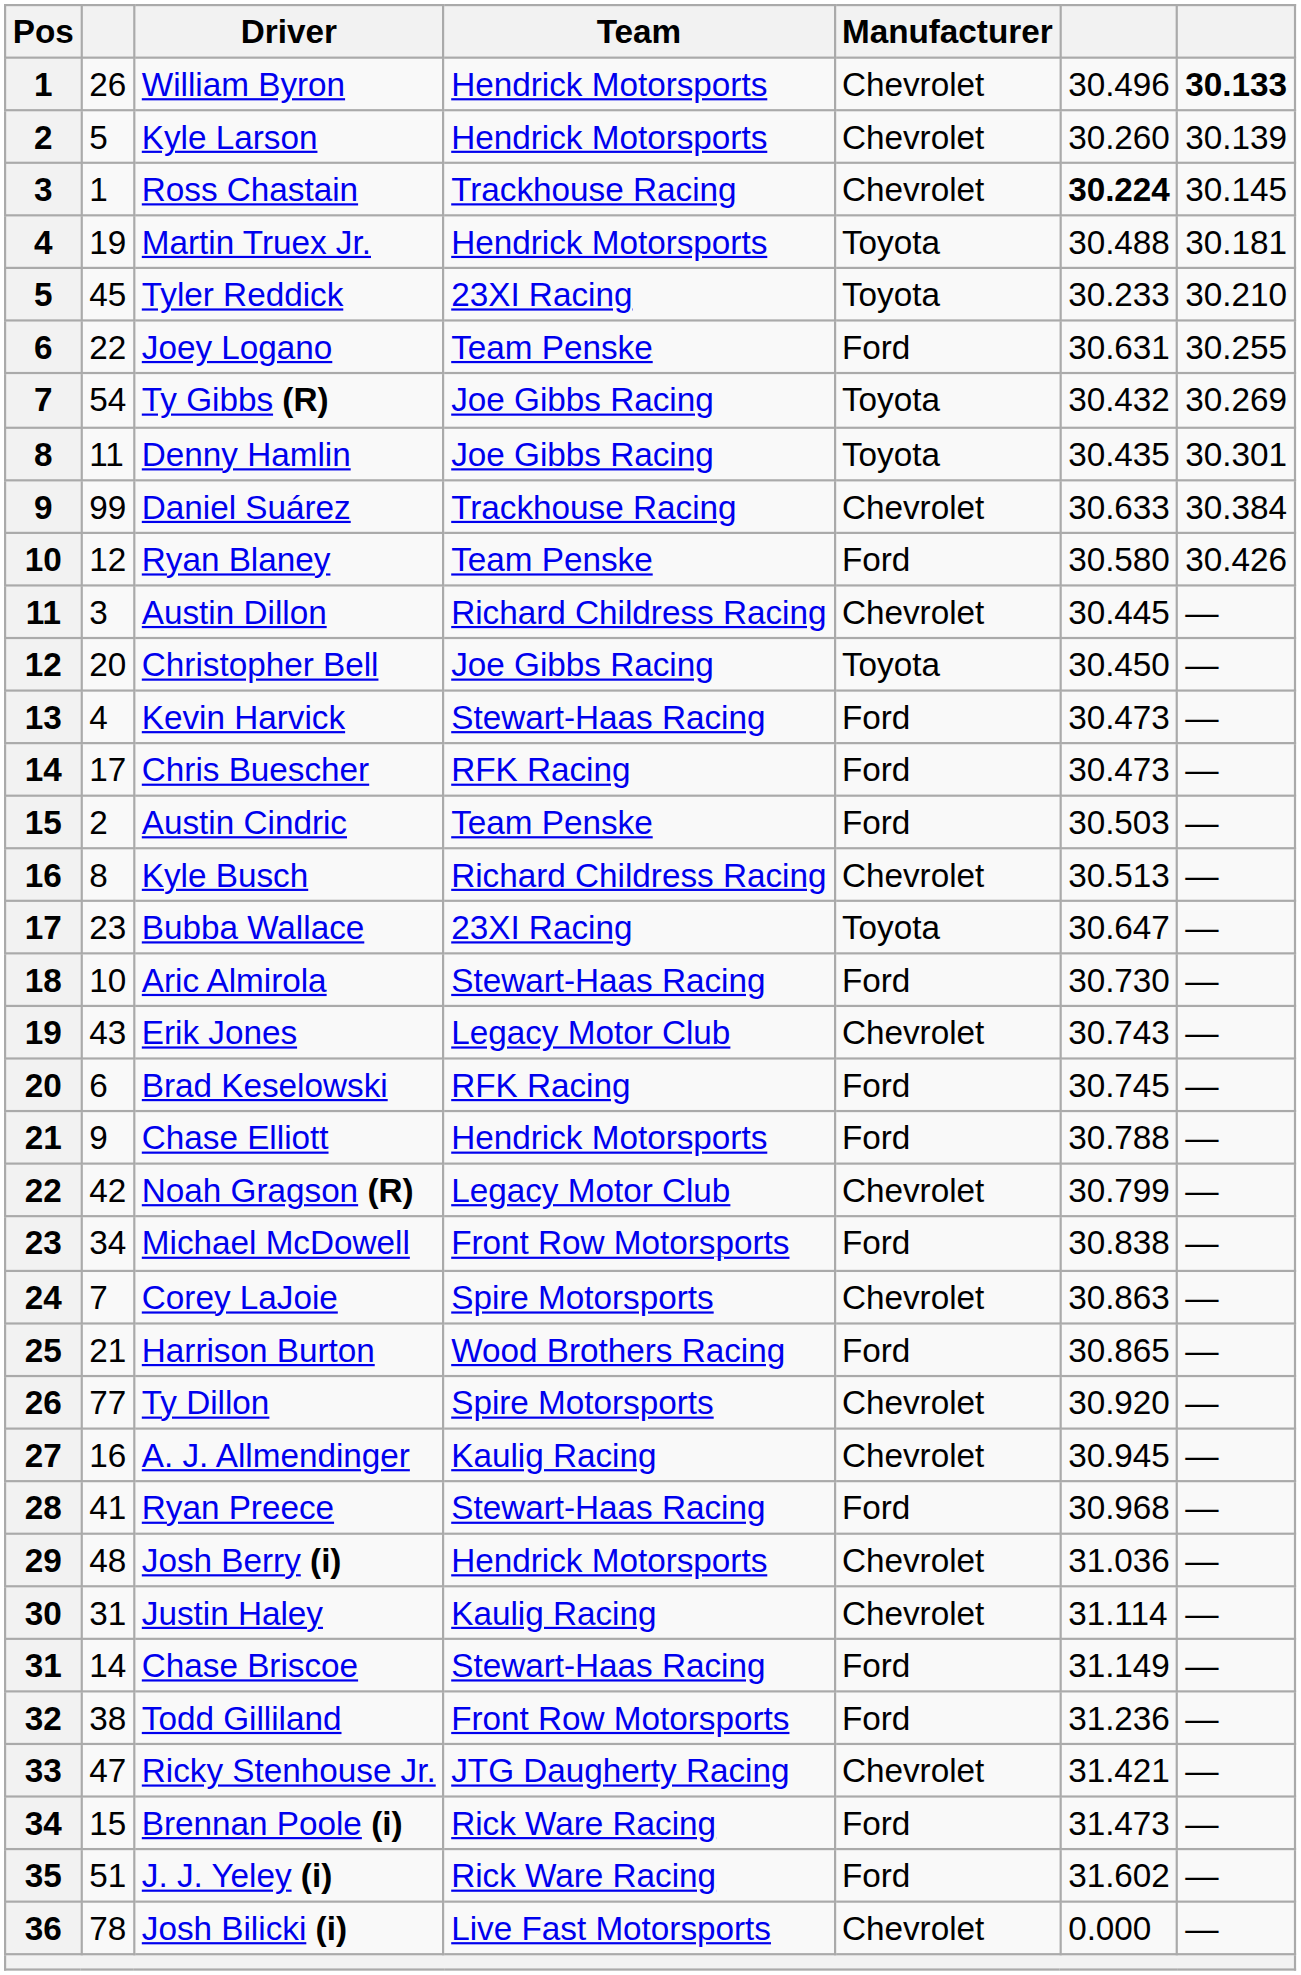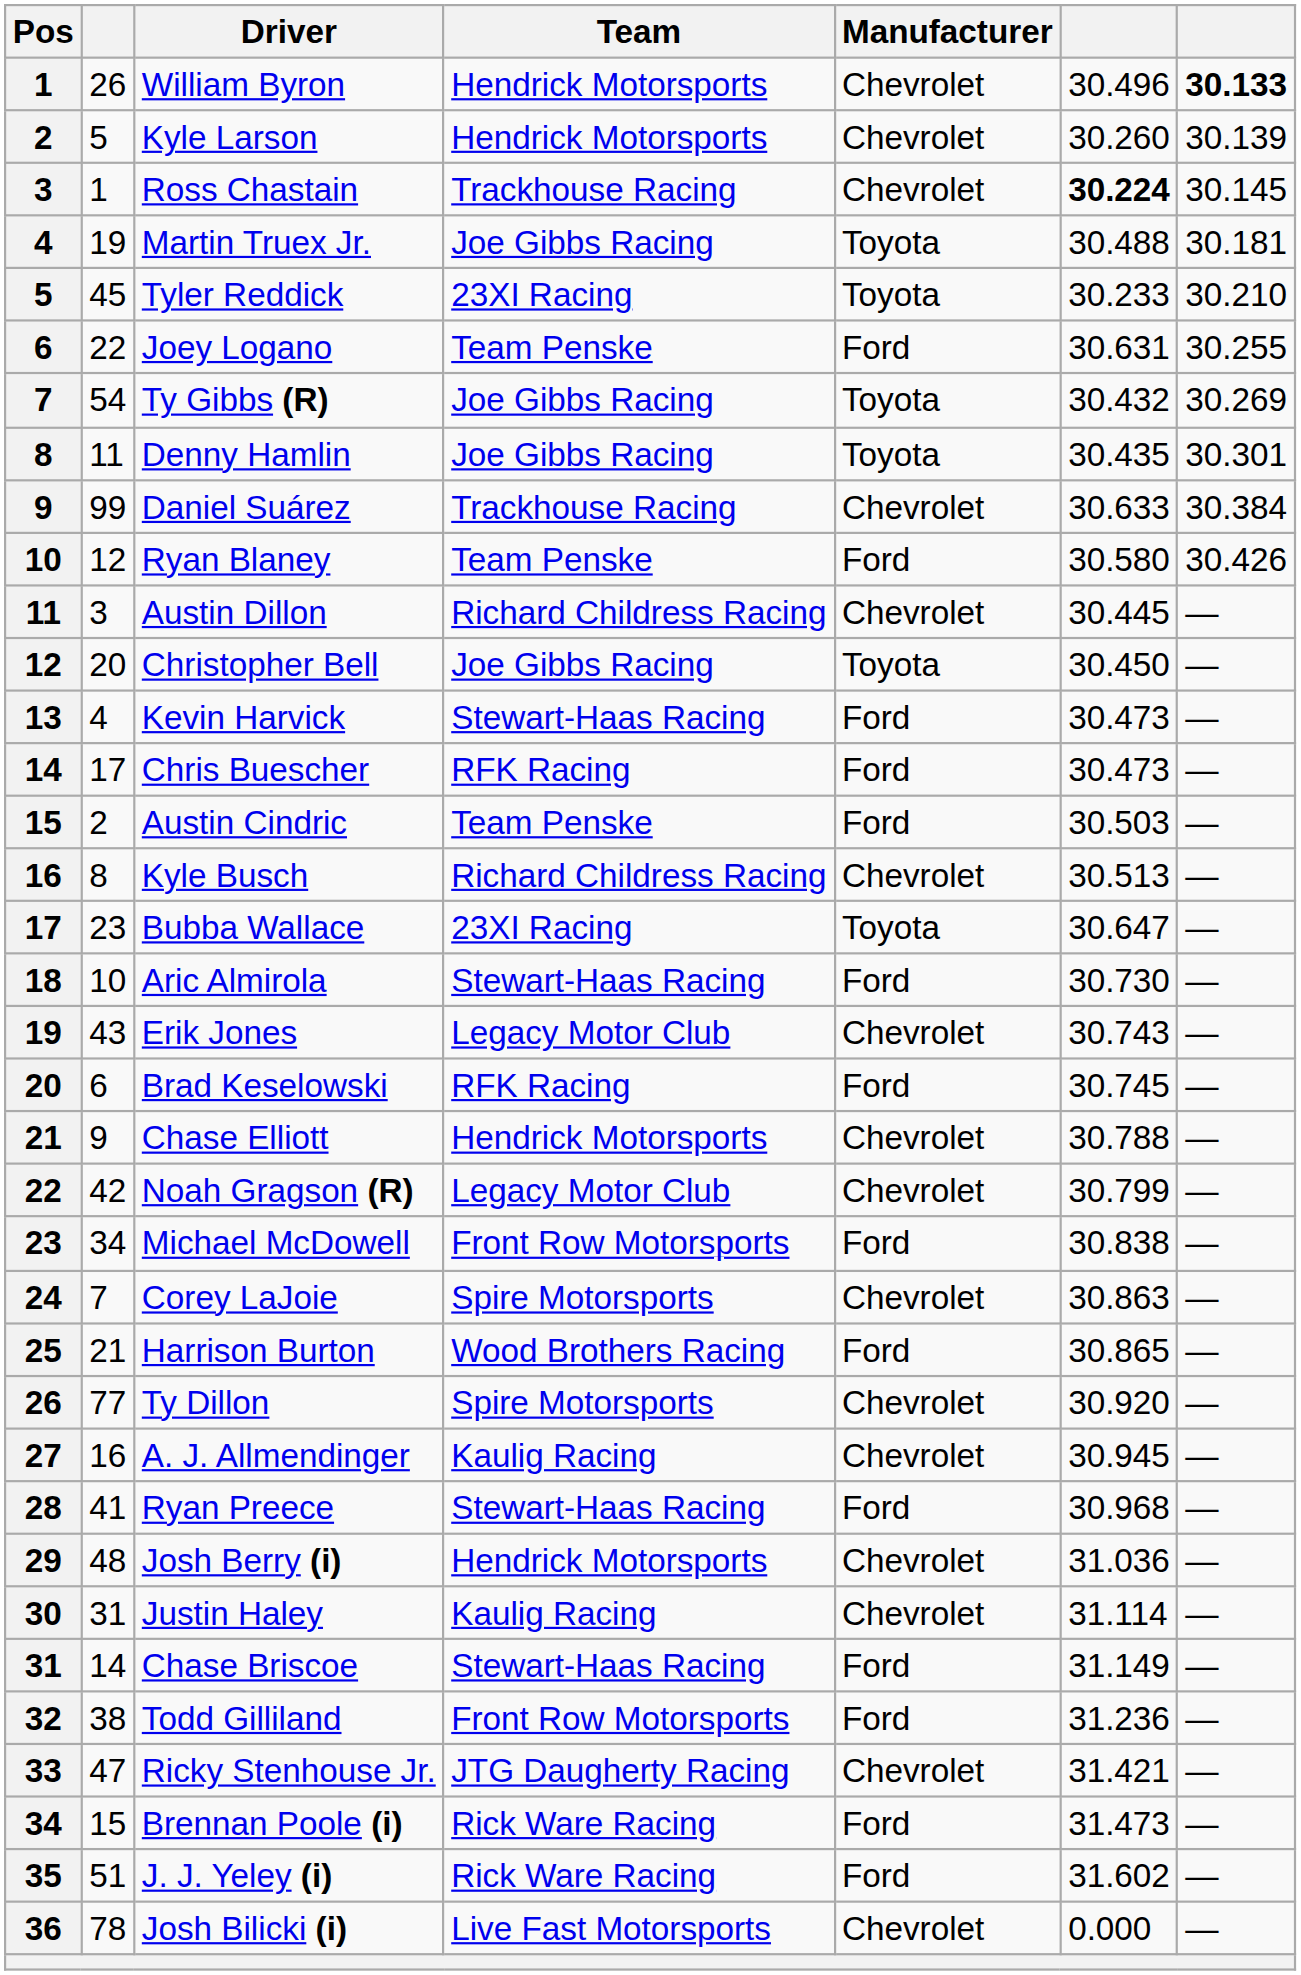(609, 242) Hendrick Motorsports -> (582, 242) Joe Gibbs Racing
(876, 1138) Ford -> (913, 1138) Chevrolet
